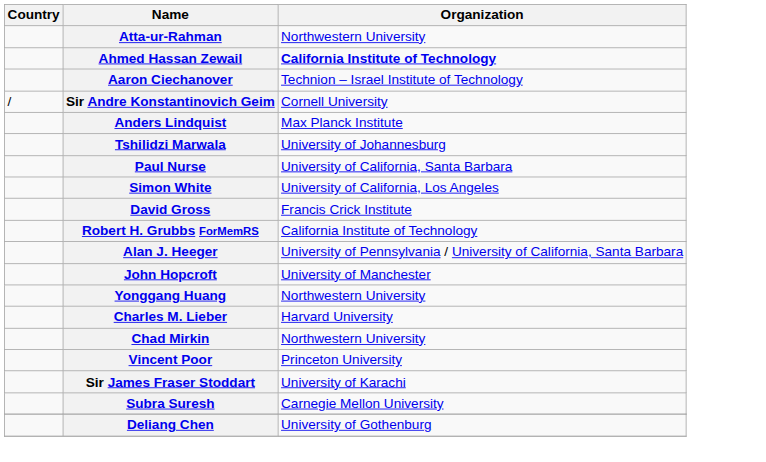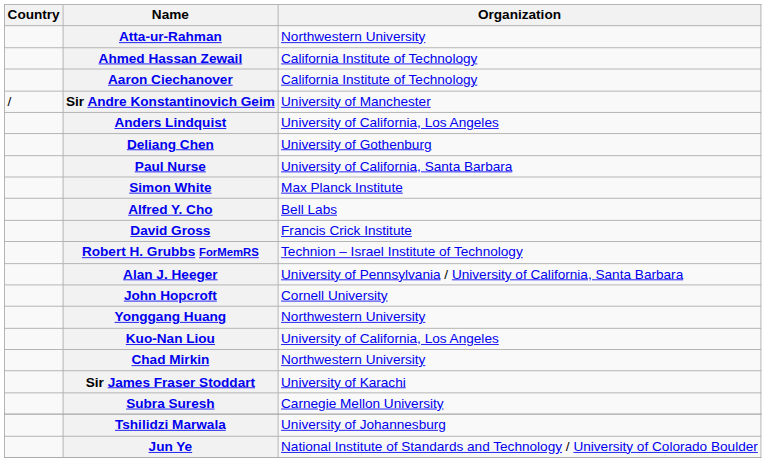(389, 58) bold -> (379, 58) normal
(402, 79) Technion – Israel Institute of Technology -> (379, 79) California Institute of Technology
(334, 101) Cornell University -> (356, 101) University of Manchester
(342, 123) Max Planck Institute -> (390, 123) University of California, Los Angeles
rows swapped: (170, 425) <-> (170, 144)
(390, 187) University of California, Los Angeles -> (342, 187) Max Planck Institute
+ row: (170, 209)
(379, 230) California Institute of Technology -> (402, 252) Technion – Israel Institute of Technology
(356, 274) University of Manchester -> (334, 295) Cornell University
- row: (170, 317)
+ row: (170, 338)
- row: (170, 360)
+ row: (170, 446)
